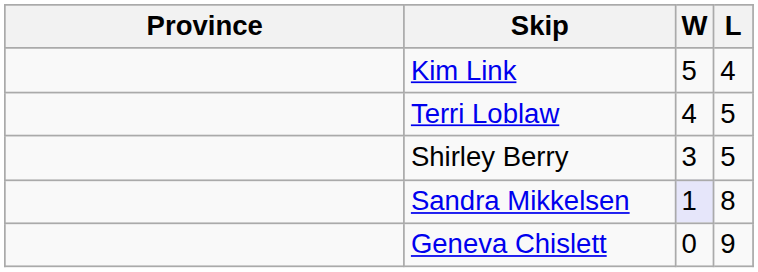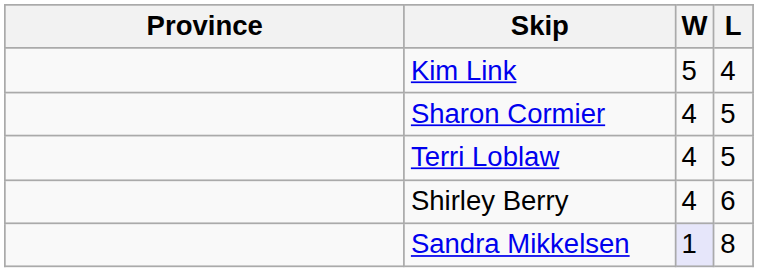+ row: (508, 113)
(689, 157) 3 -> (689, 200) 4
(728, 157) 5 -> (728, 200) 6
- row: (509, 244)
